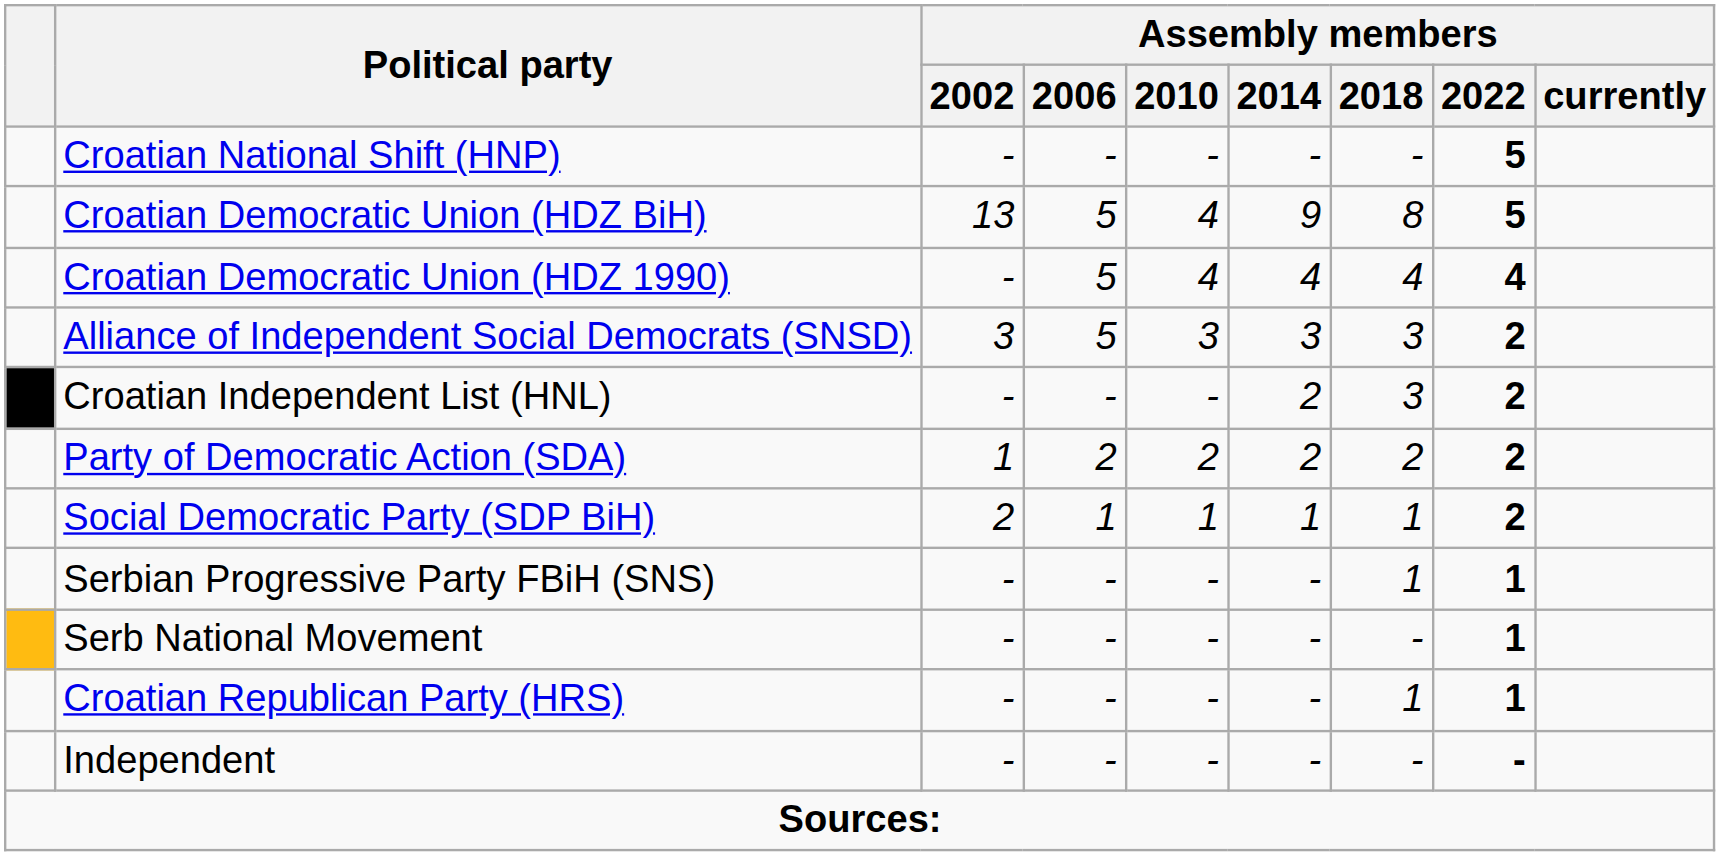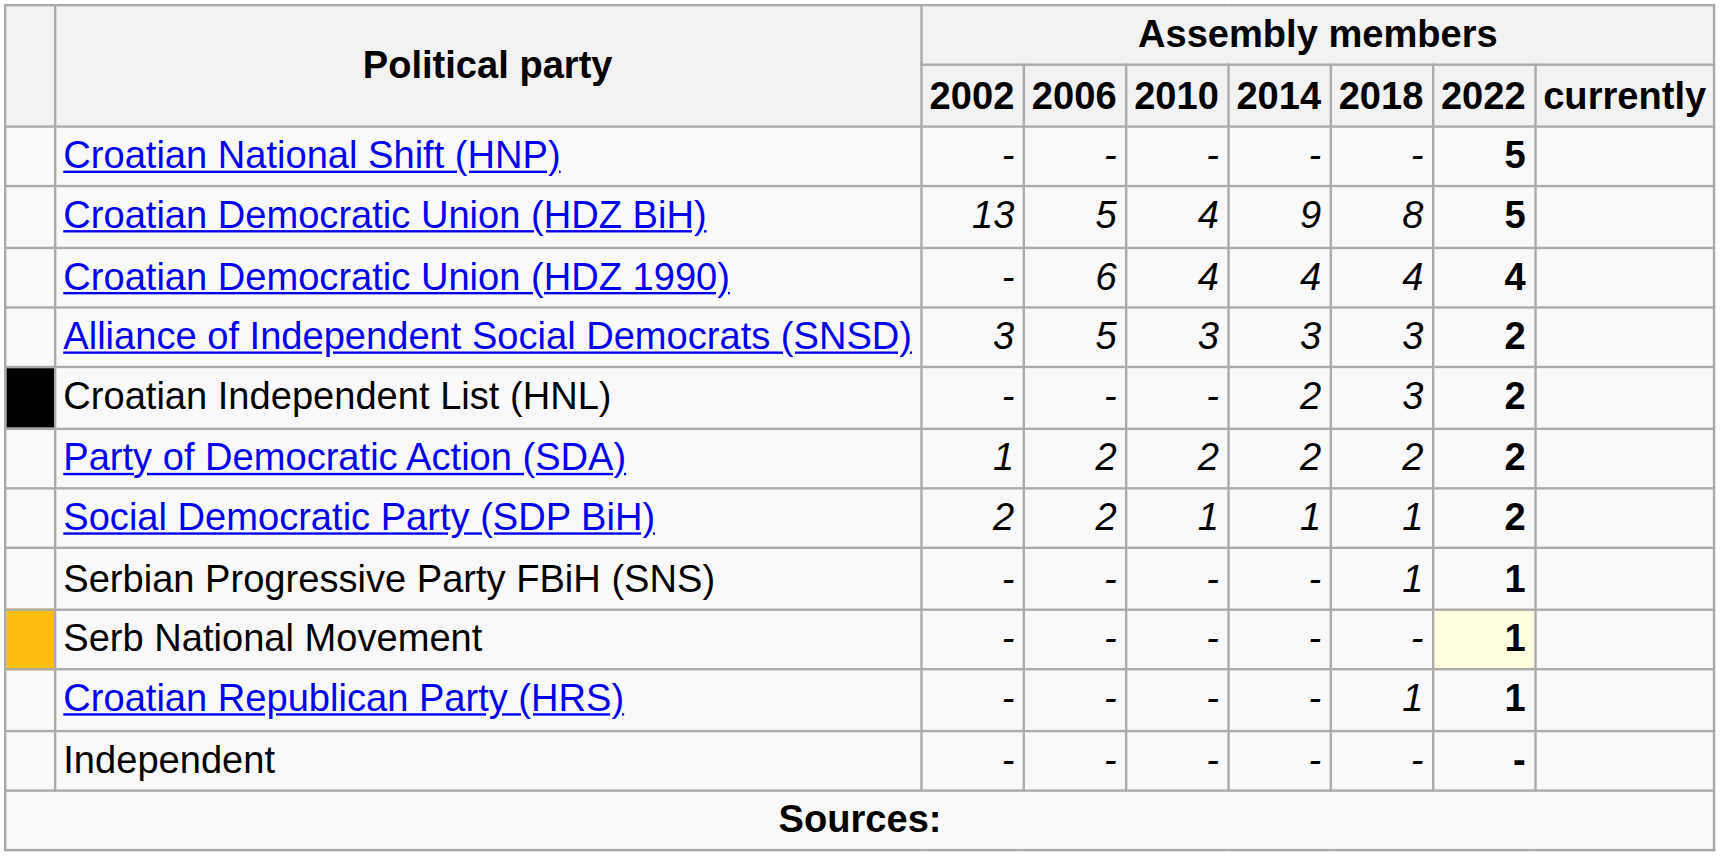(1106, 276) 5 -> (1106, 276) 6
(1106, 517) 1 -> (1106, 517) 2
(1515, 638) no background -> (1515, 638) lightyellow background
